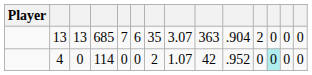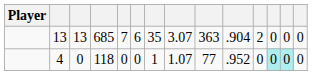(104, 59) 114 -> (104, 59) 118
(154, 59) 2 -> (154, 59) 1
(209, 59) 42 -> (209, 59) 77
(287, 59) no background -> (287, 59) paleturquoise background
